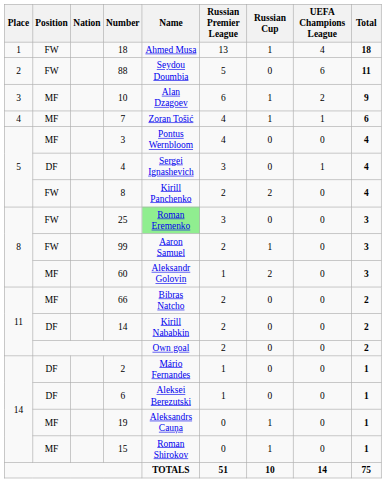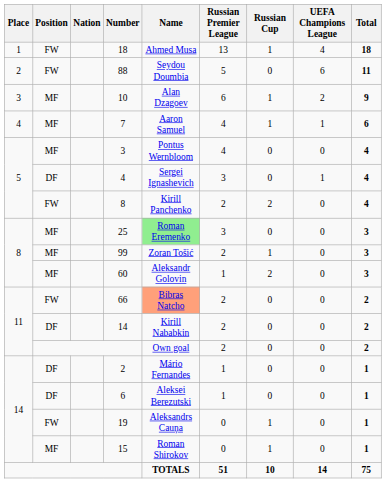(171, 119) Zoran Tošić -> (171, 124) Aaron Samuel
(52, 220) FW -> (52, 231) MF
(52, 247) FW -> (52, 252) MF
(171, 247) Aaron Samuel -> (171, 252) Zoran Tošić
(52, 300) MF -> (52, 300) FW
(171, 300) no background -> (171, 300) lightsalmon background
(52, 422) MF -> (52, 422) FW
